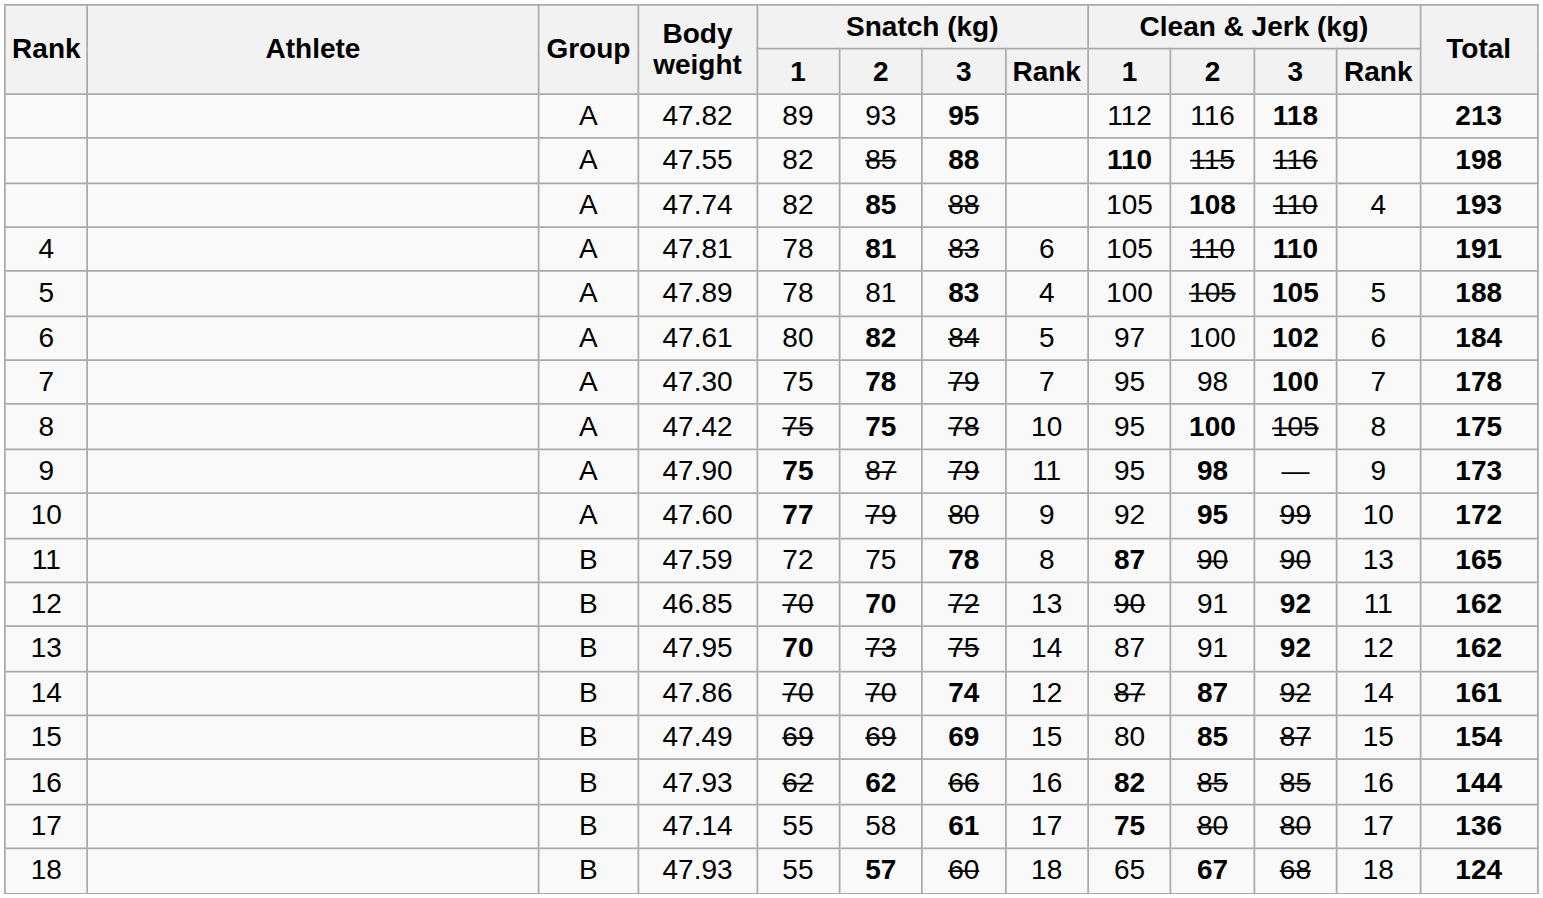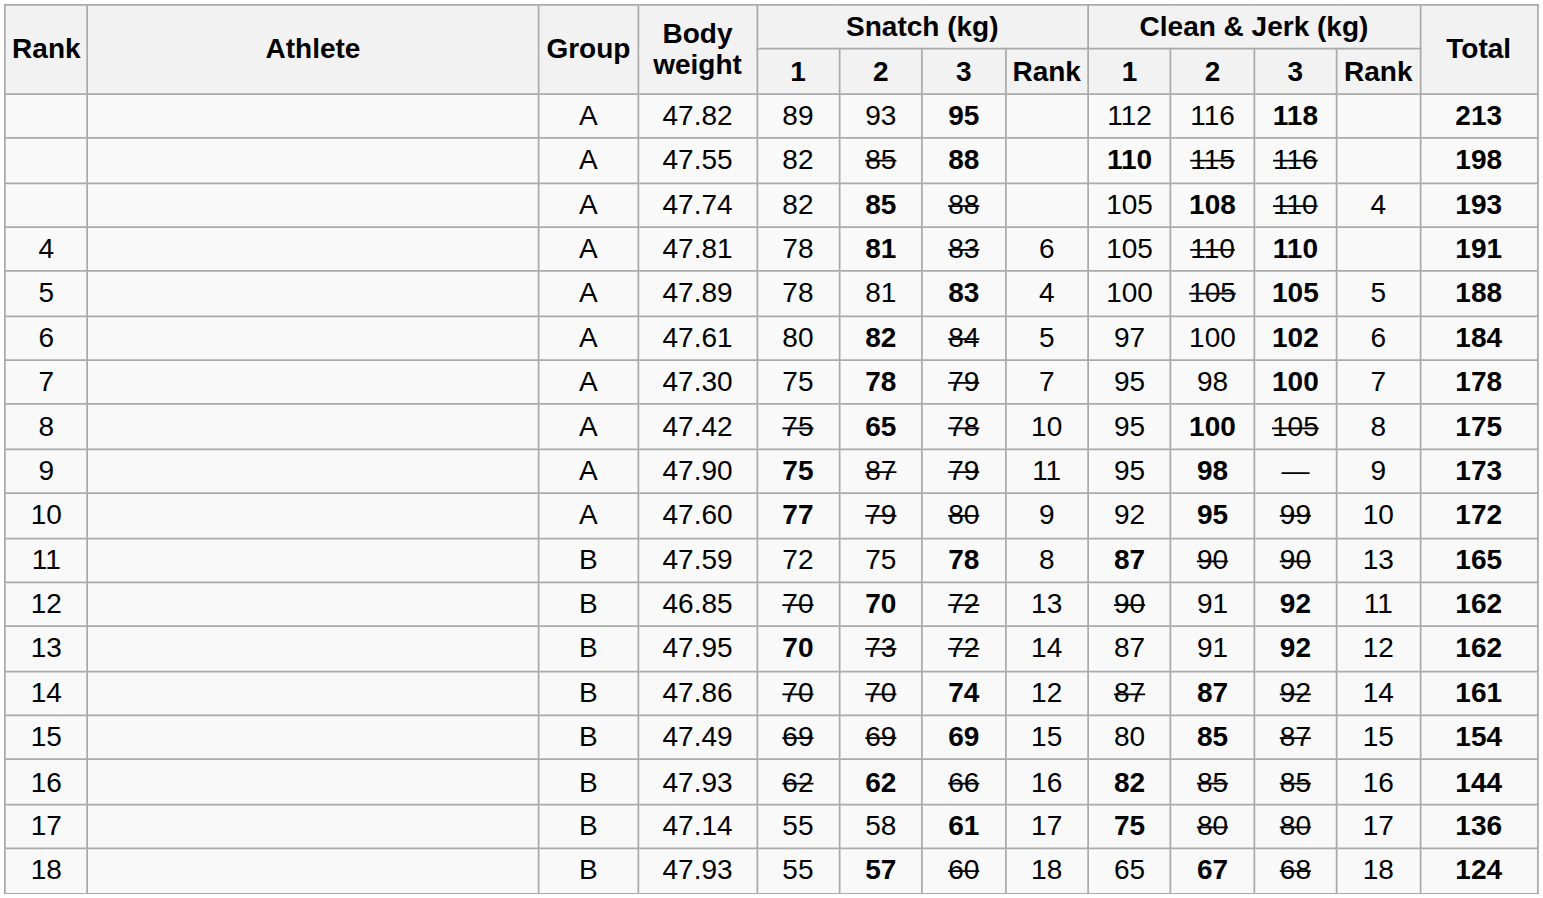(881, 426) 75 -> (881, 426) 65
(964, 648) 75 -> (964, 648) 72
